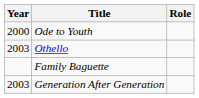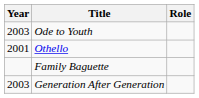(18, 31) 2000 -> (18, 31) 2003
(18, 48) 2003 -> (18, 48) 2001
